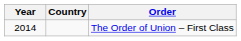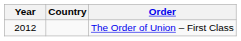(25, 28) 2014 -> (25, 28) 2012
